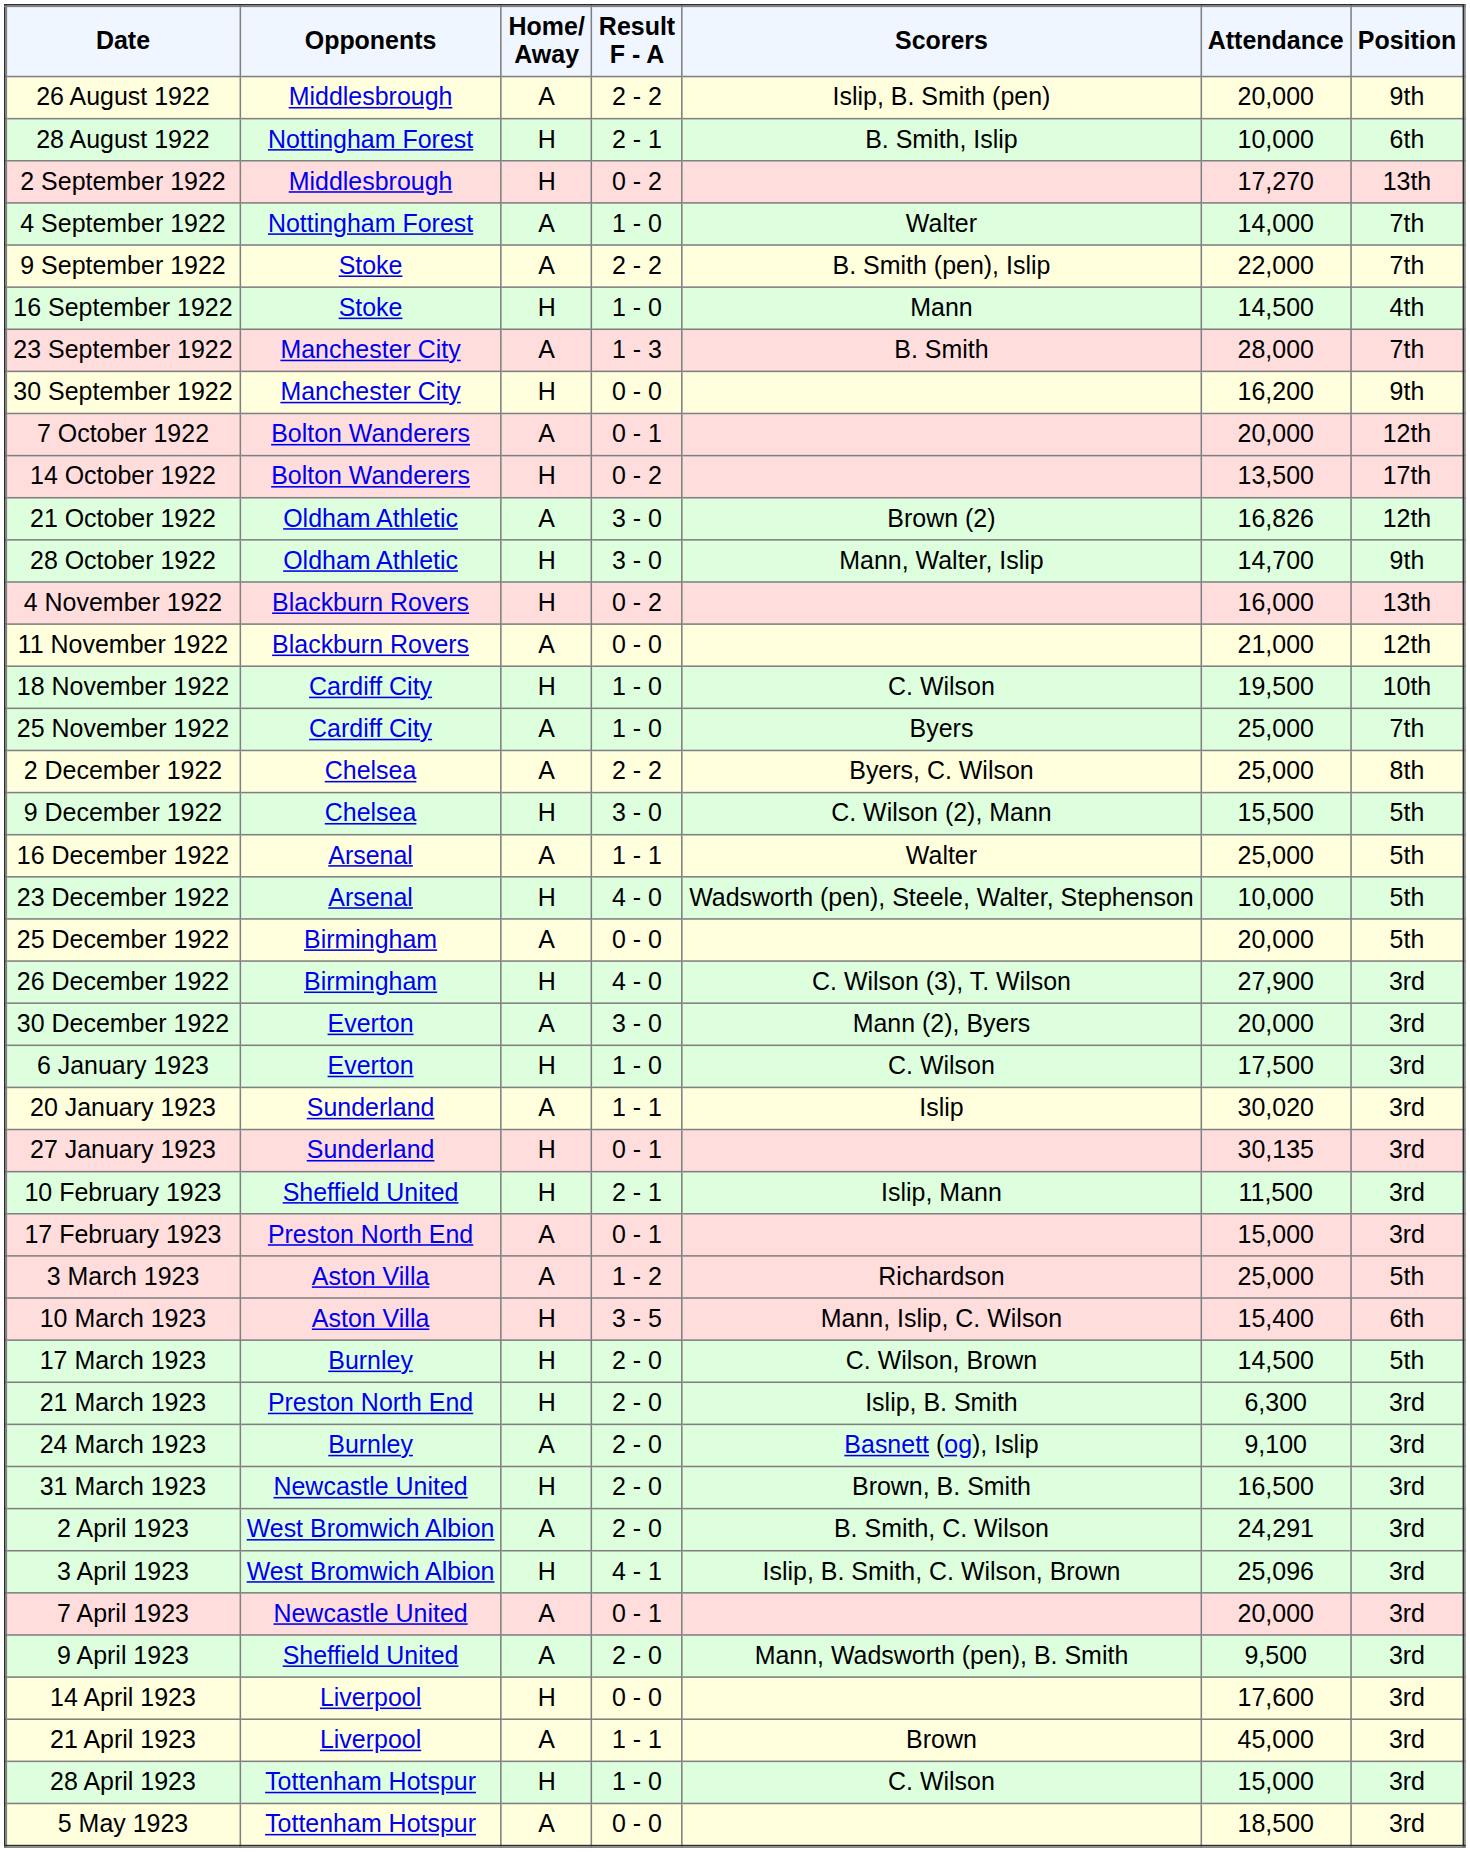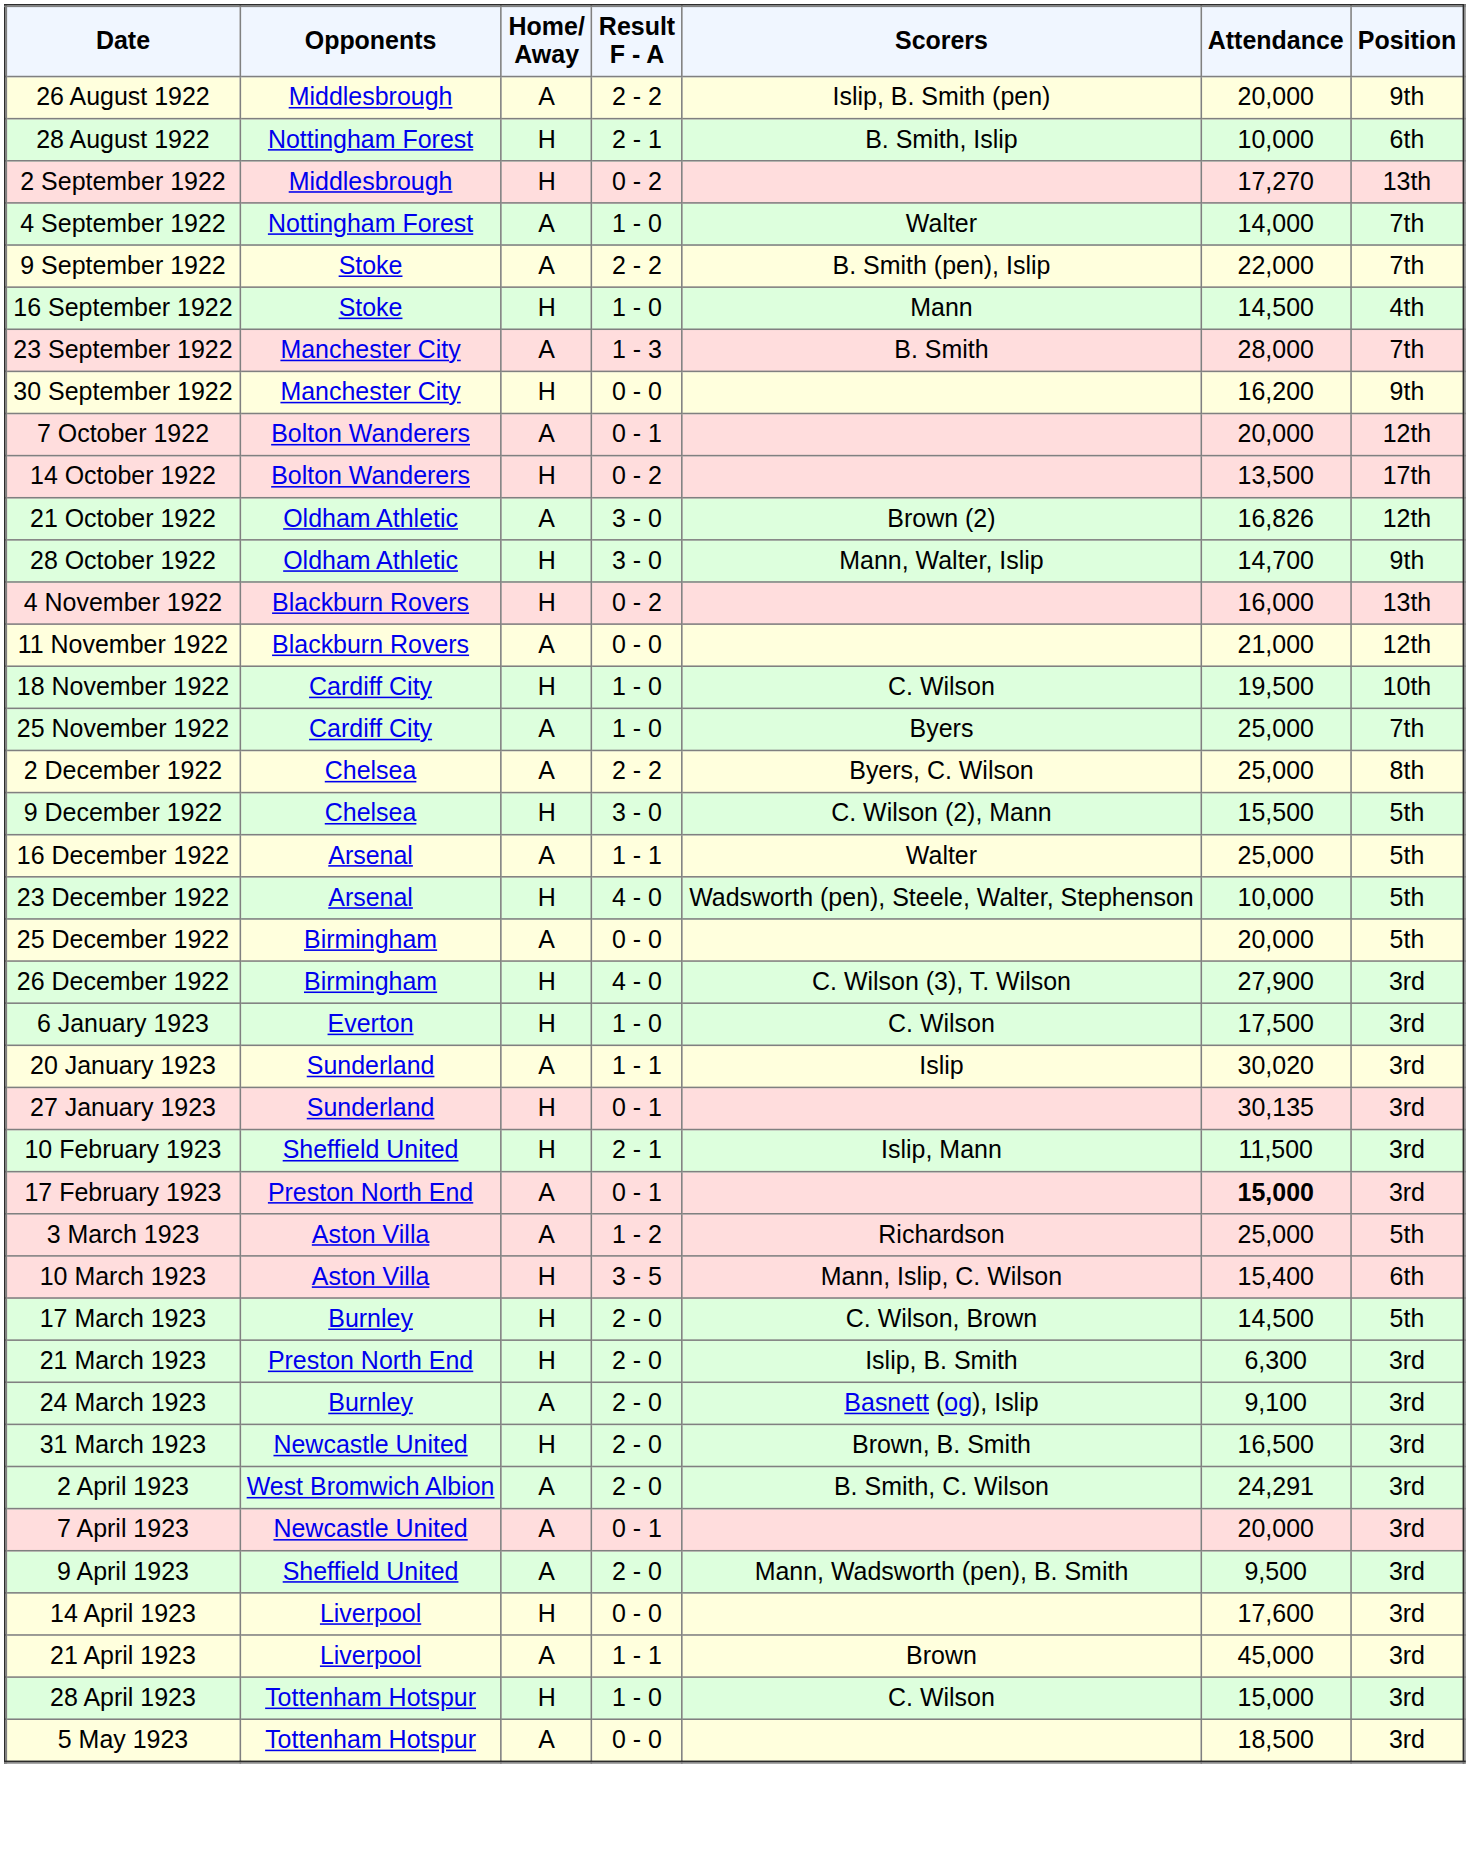- row: (123, 1023)
(1276, 1234) normal -> (1276, 1192) bold
- row: (123, 1571)
